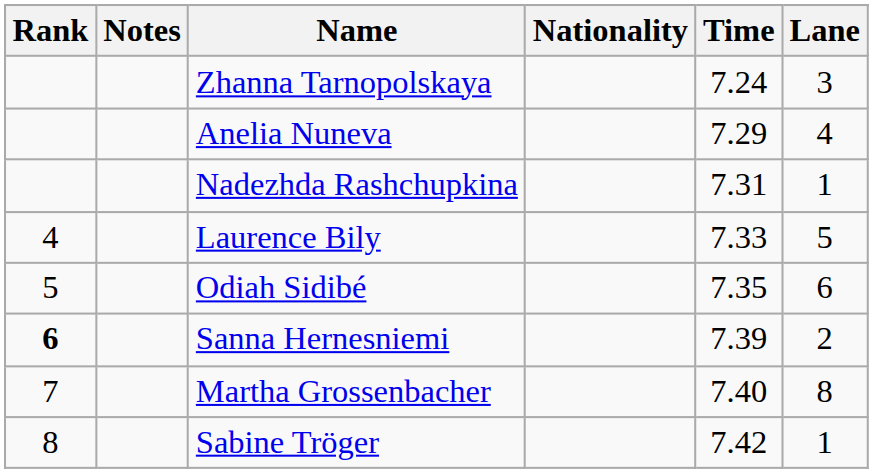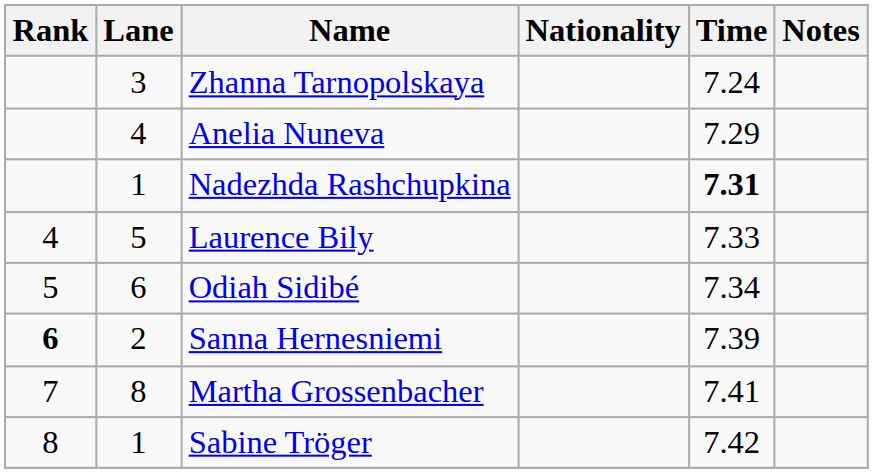columns swapped: (825, 30) <-> (142, 30)
(739, 184) normal -> (732, 184) bold
(739, 287) 7.35 -> (732, 287) 7.34
(739, 390) 7.40 -> (732, 390) 7.41
